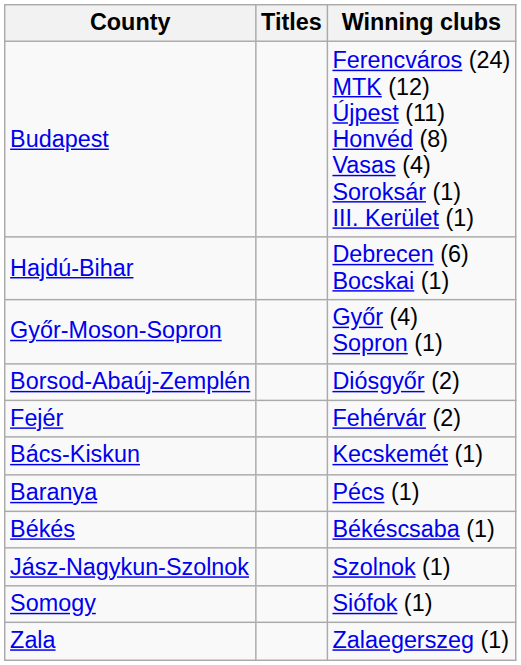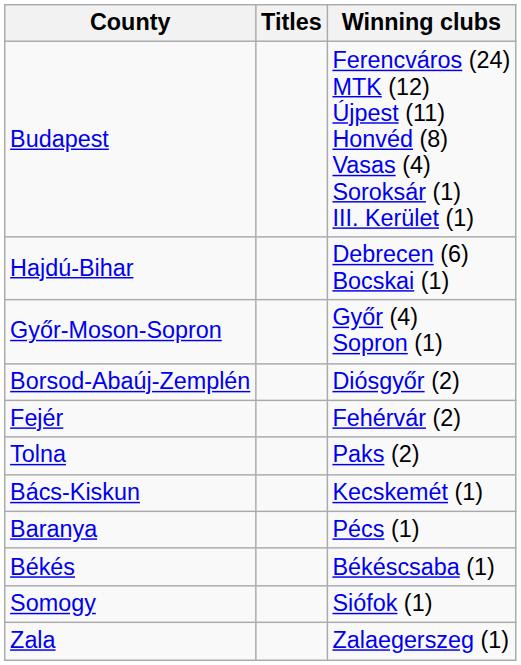+ row: (38, 455)
- row: (130, 566)
